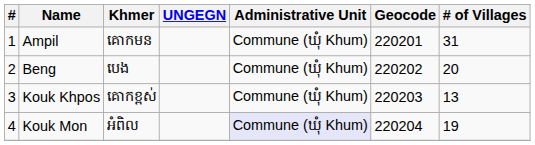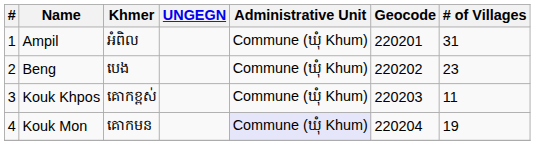(129, 40) គោកមន -> (122, 40) អំពិល
(451, 69) 20 -> (451, 69) 23
(451, 97) 13 -> (450, 97) 11
(122, 125) អំពិល -> (129, 125) គោកមន
